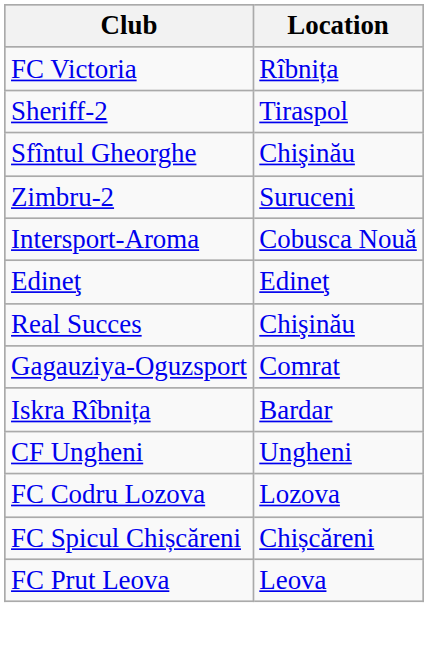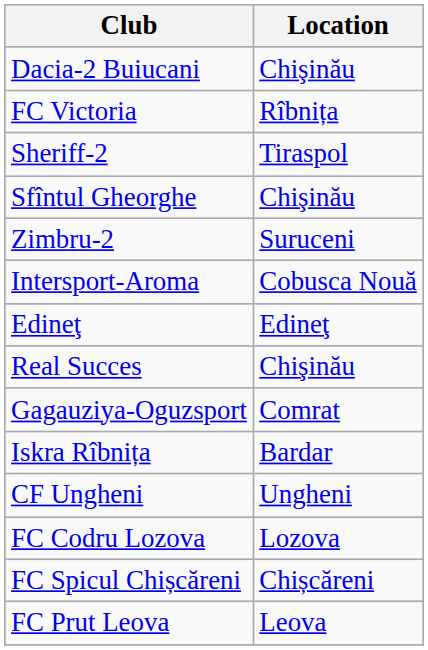+ row: (105, 68)
